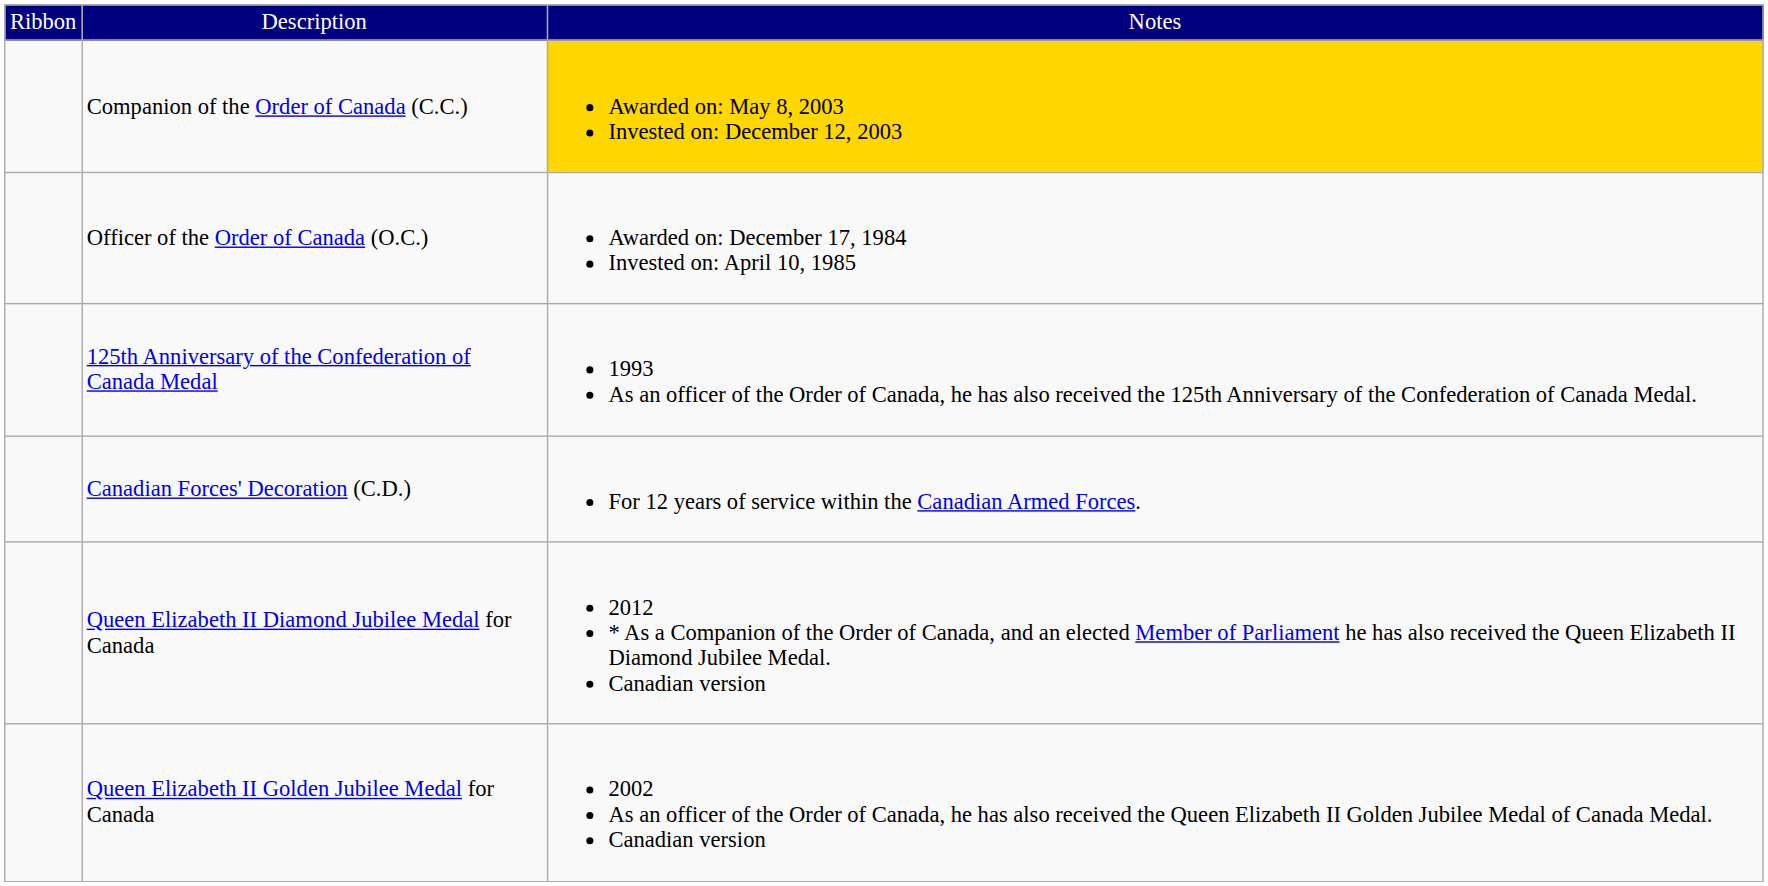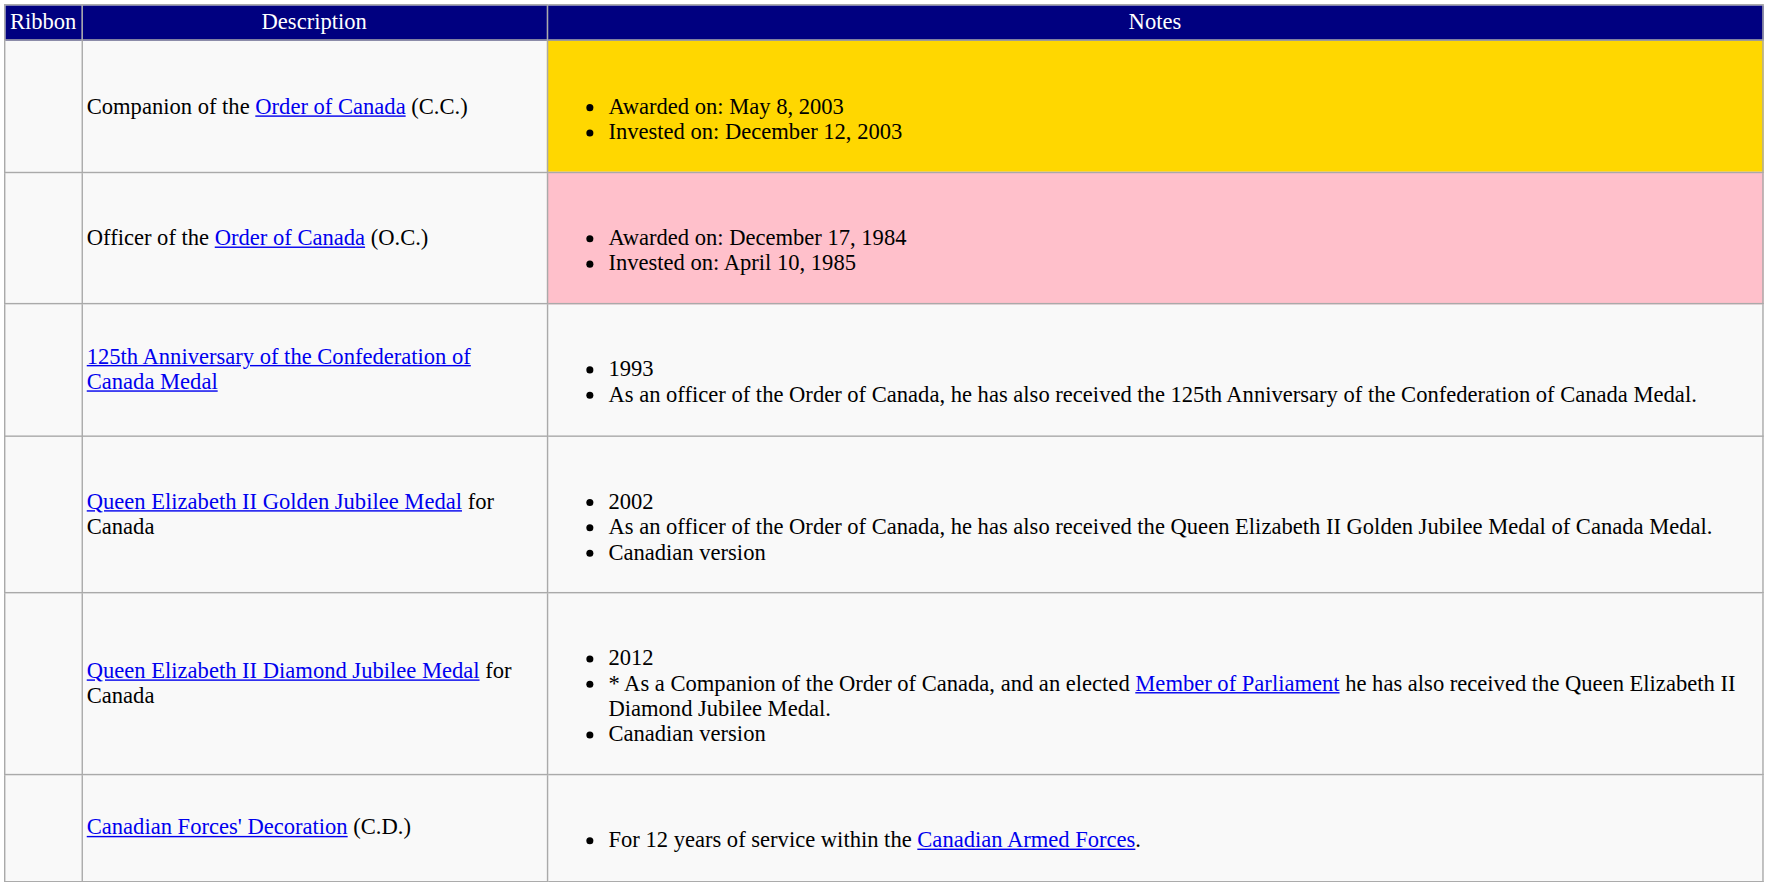(1155, 251) no background -> (1155, 251) pink background
rows swapped: (290, 802) <-> (249, 488)
